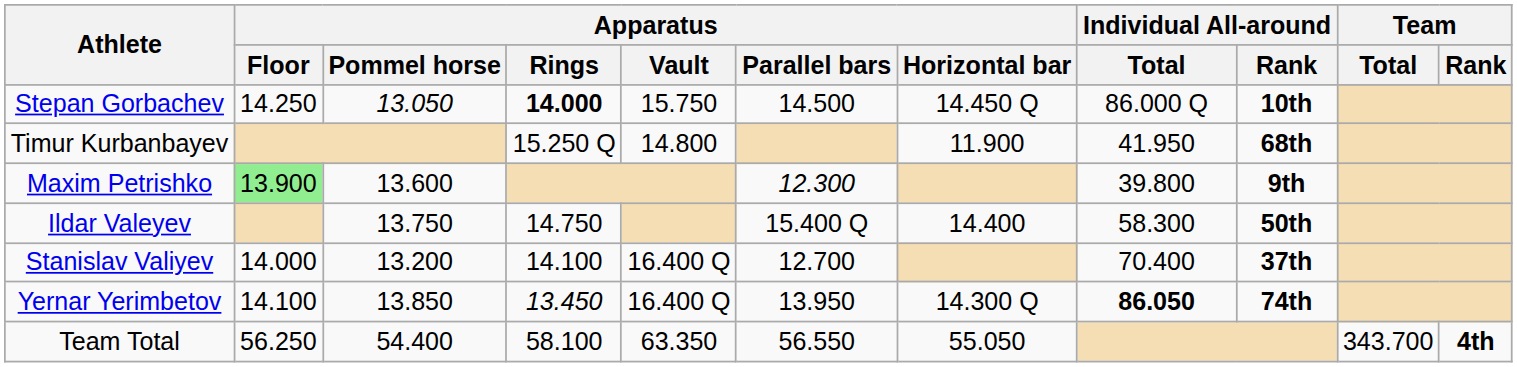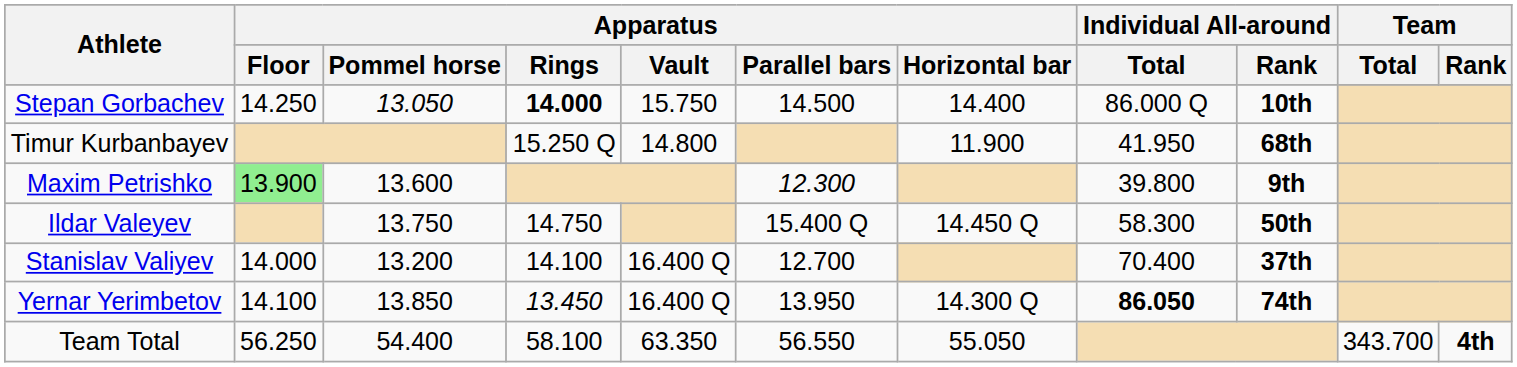(987, 104) 14.450 Q -> (987, 104) 14.400
(987, 223) 14.400 -> (987, 223) 14.450 Q
